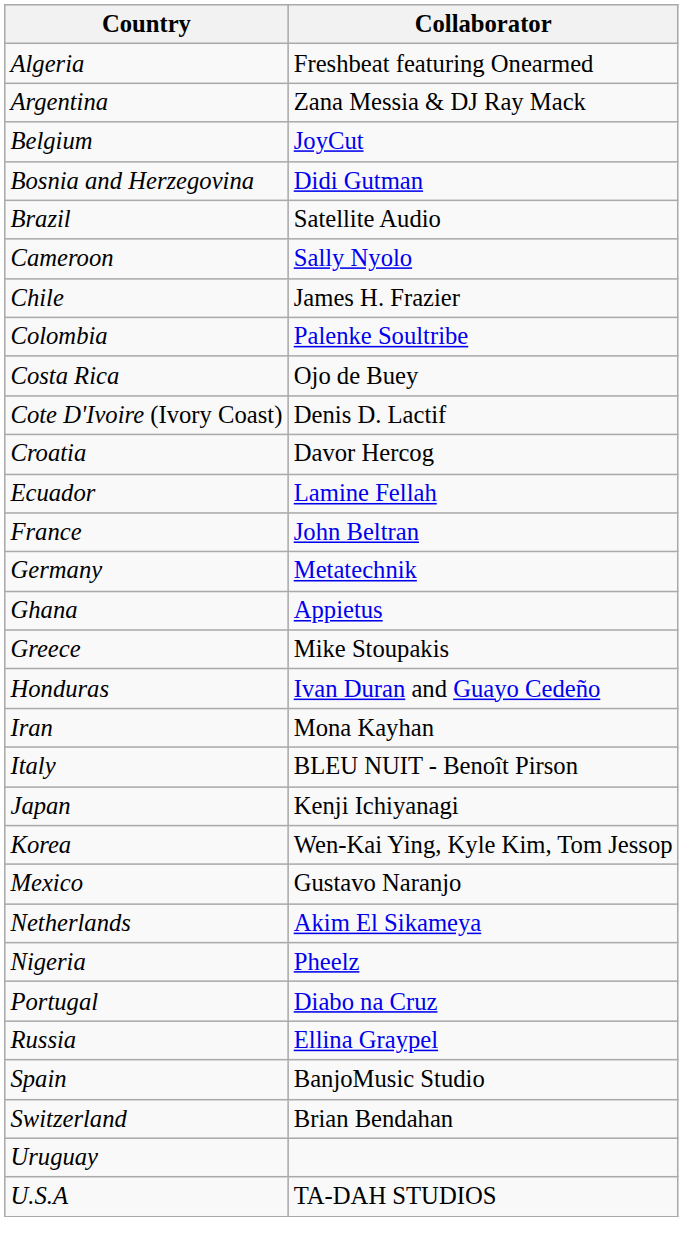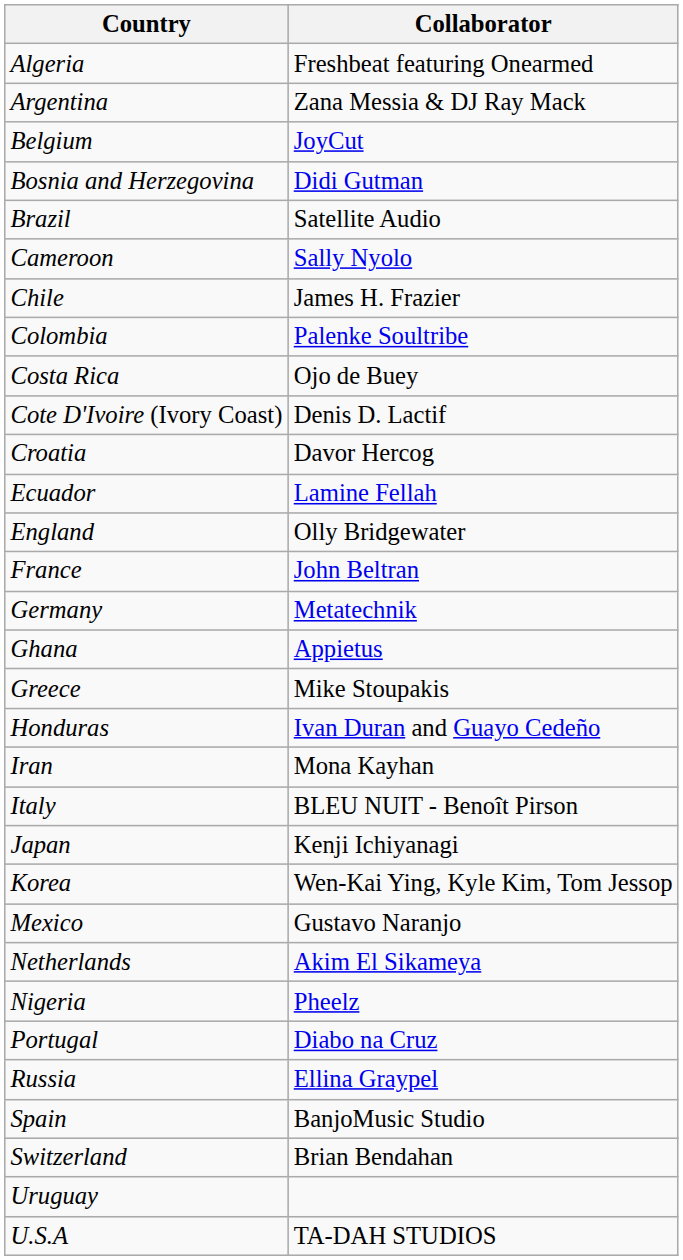+ row: (52, 532)
